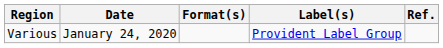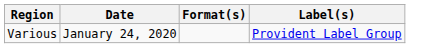- column: (422, 14)
